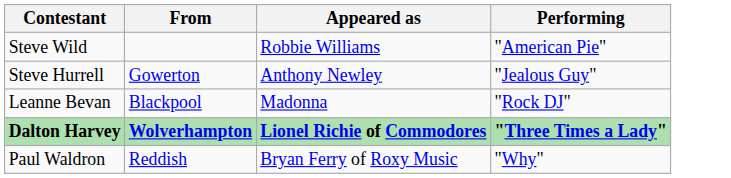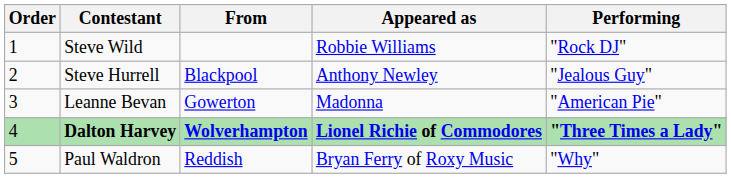+ column: (32, 18)
(550, 46) "American Pie" -> (588, 46) "Rock DJ"
(164, 74) Gowerton -> (221, 74) Blackpool
(165, 103) Blackpool -> (220, 103) Gowerton
(533, 103) "Rock DJ" -> (606, 103) "American Pie"
